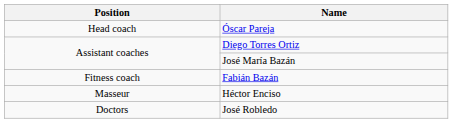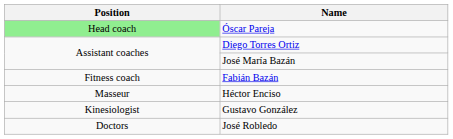(112, 28) no background -> (112, 28) lightgreen background
+ row: (260, 110)
